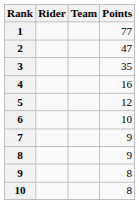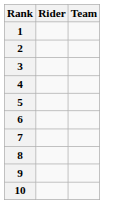- column: (117, 13)
